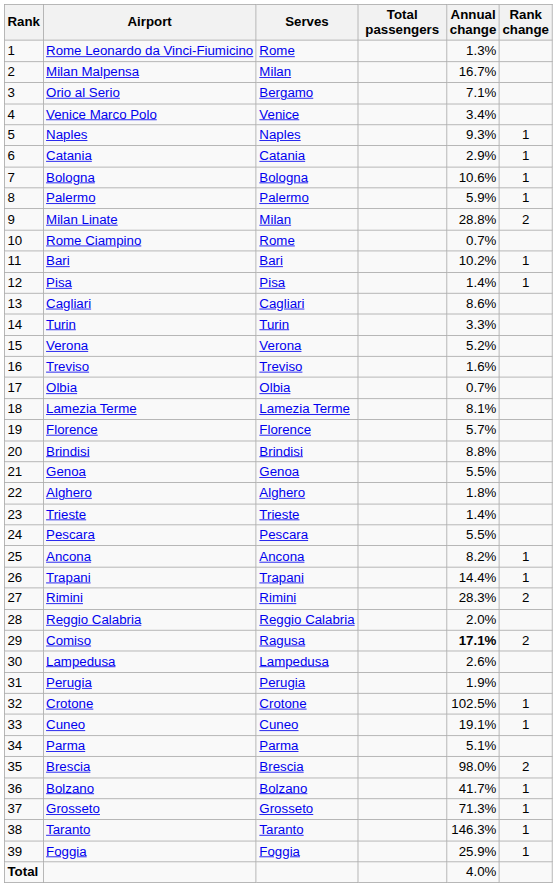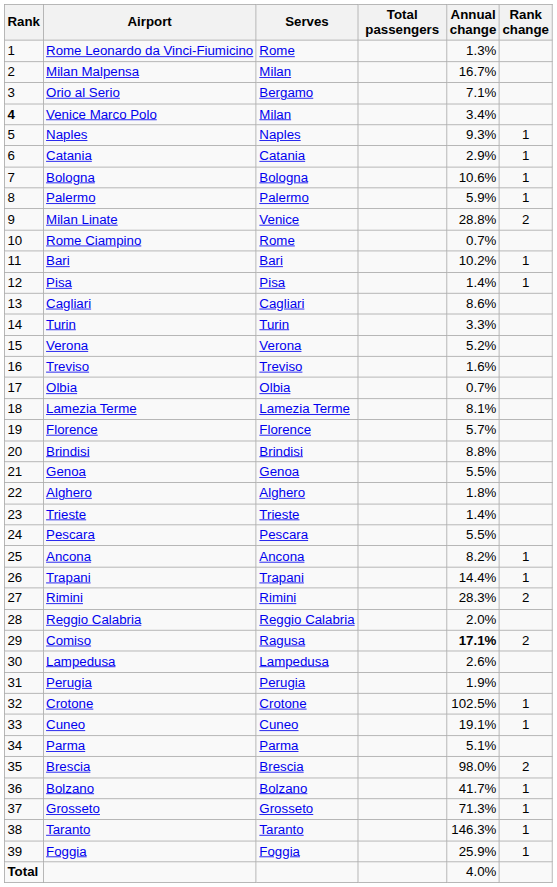(11, 114) normal -> (11, 114) bold
(279, 114) Venice -> (275, 114) Milan
(275, 219) Milan -> (279, 219) Venice
